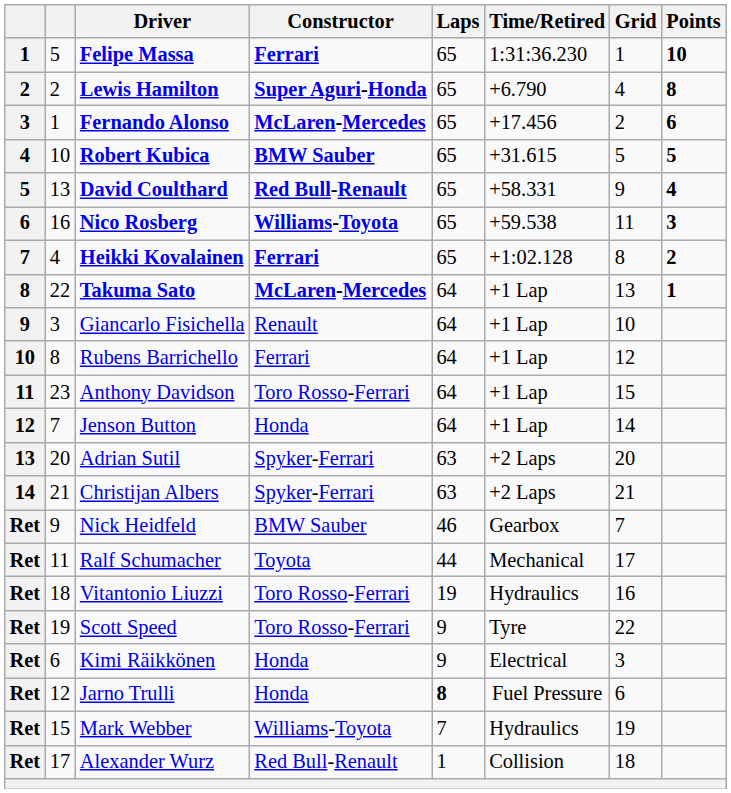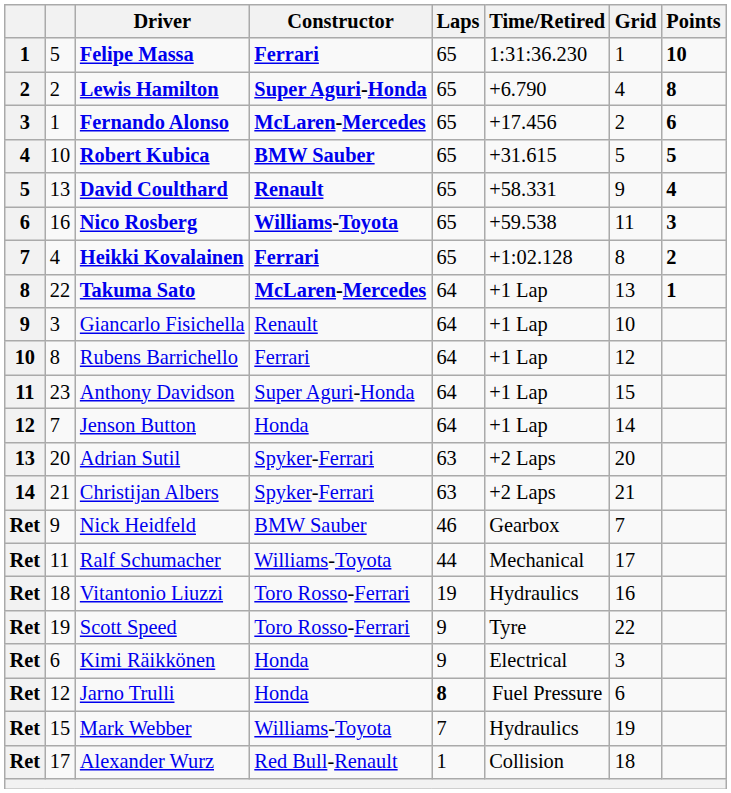(331, 189) Red Bull-Renault -> (289, 189) Renault
(332, 391) Toro Rosso-Ferrari -> (334, 391) Super Aguri-Honda
(282, 559) Toyota -> (323, 559) Williams-Toyota
